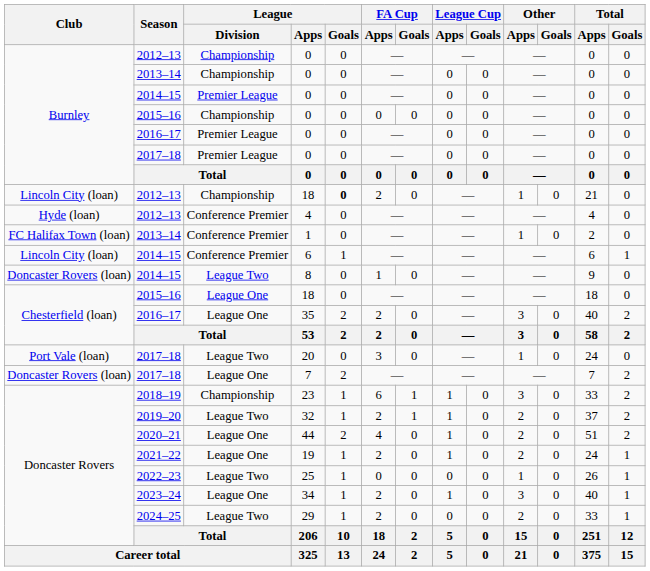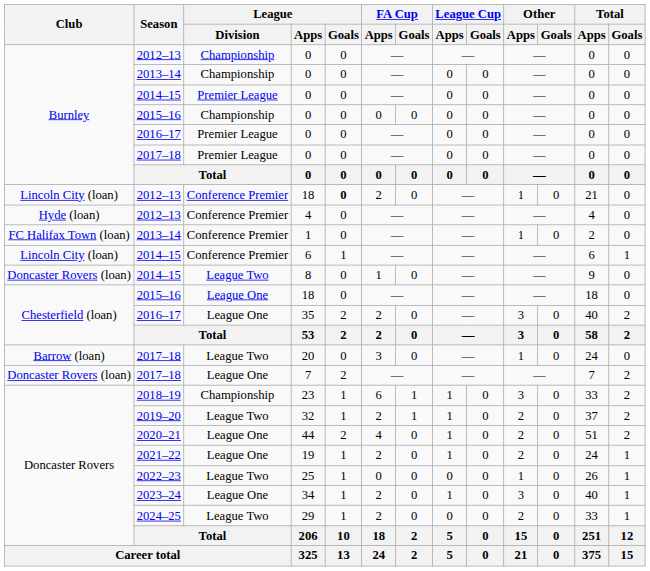(237, 194) Championship -> (237, 194) Conference Premier
(69, 355) Port Vale (loan) -> (69, 355) Barrow (loan)
